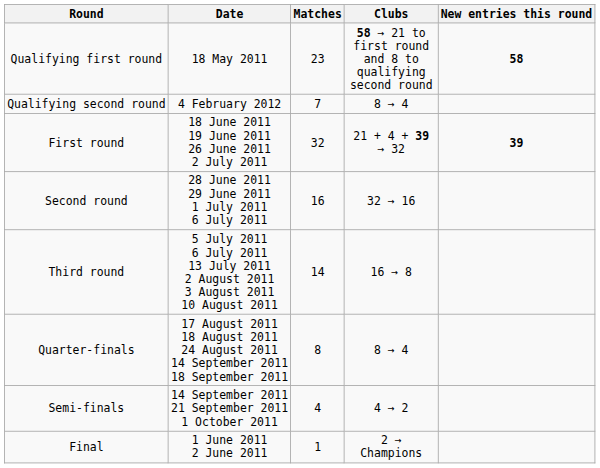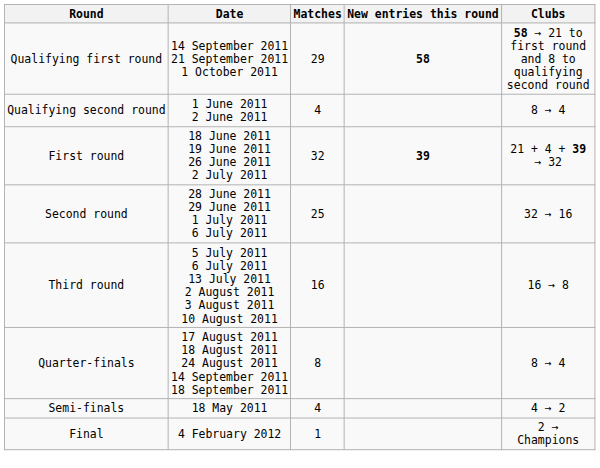columns swapped: (391, 14) <-> (516, 14)
(230, 59) 18 May 2011 -> (230, 59) 14 September 2011 21 September 2011 1 October 2011
(318, 59) 23 -> (318, 59) 29
(230, 104) 4 February 2012 -> (230, 110) 1 June 2011 2 June 2011
(318, 104) 7 -> (318, 110) 4
(318, 201) 16 -> (318, 214) 25
(318, 272) 14 -> (318, 285) 16
(230, 408) 14 September 2011 21 September 2011 1 October 2011 -> (230, 408) 18 May 2011
(230, 447) 1 June 2011 2 June 2011 -> (230, 434) 4 February 2012
